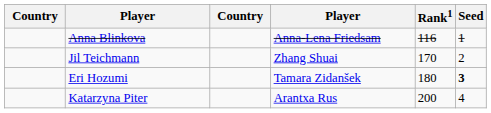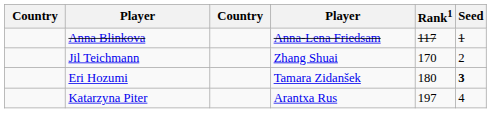(427, 37) 116 -> (427, 37) 117
(427, 98) 200 -> (427, 98) 197
